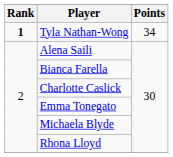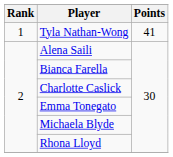(21, 32) bold -> (21, 32) normal
(149, 32) 34 -> (149, 32) 41
